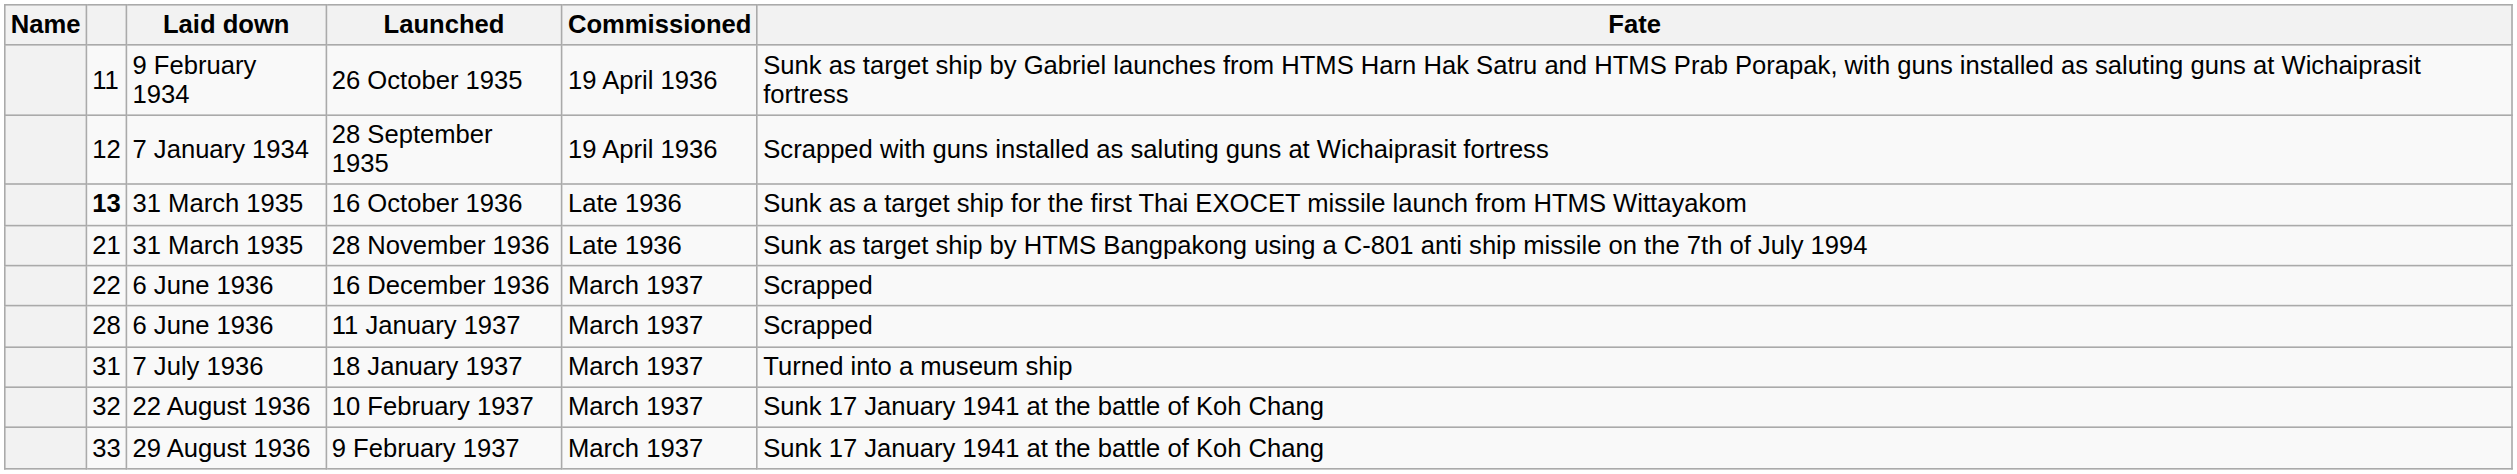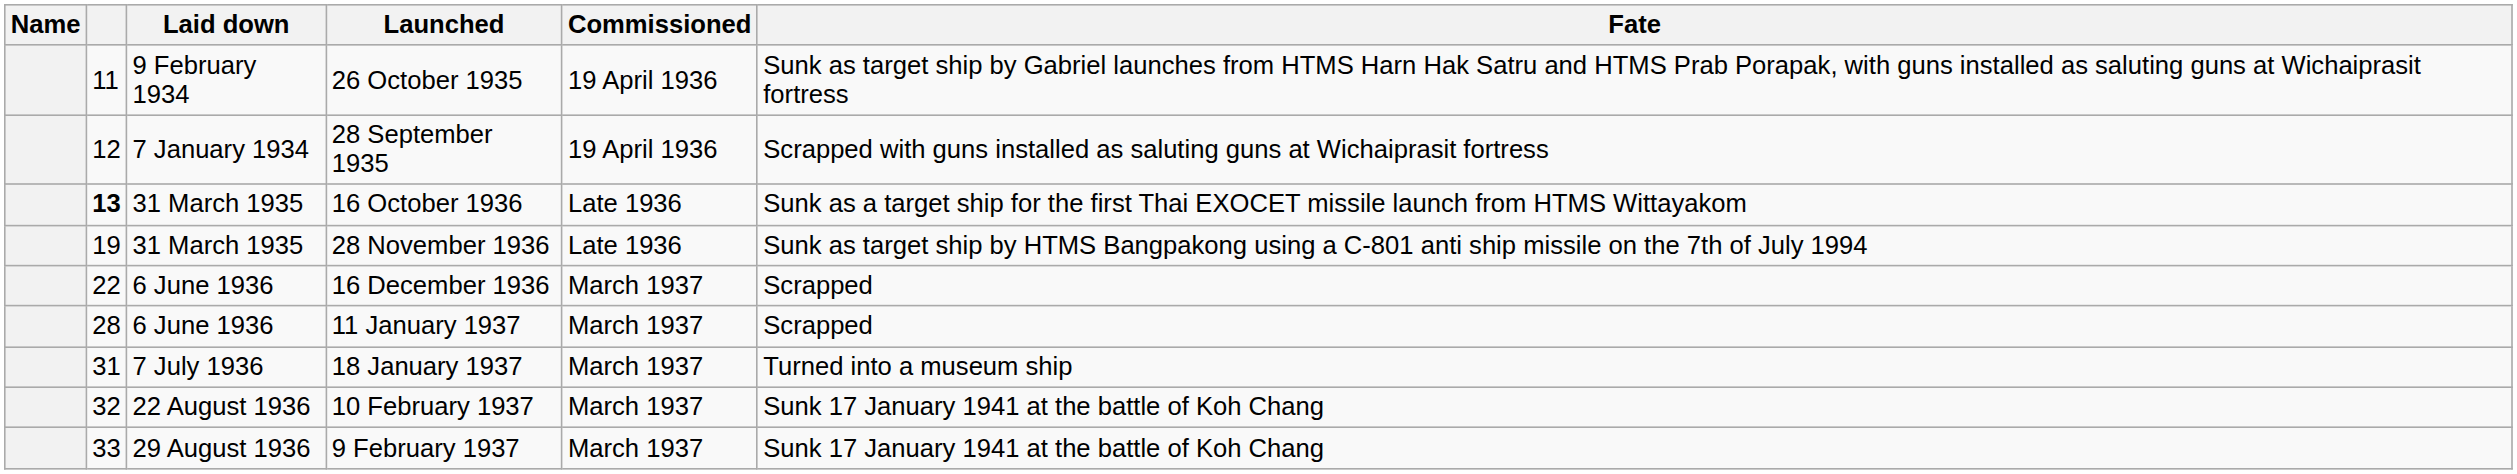(106, 244) 21 -> (106, 244) 19
